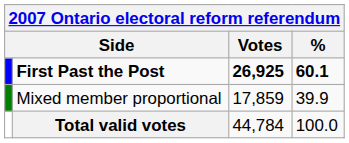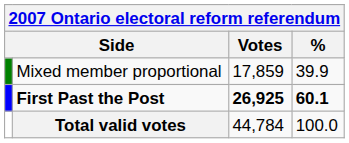rows swapped: (90, 72) <-> (119, 98)
